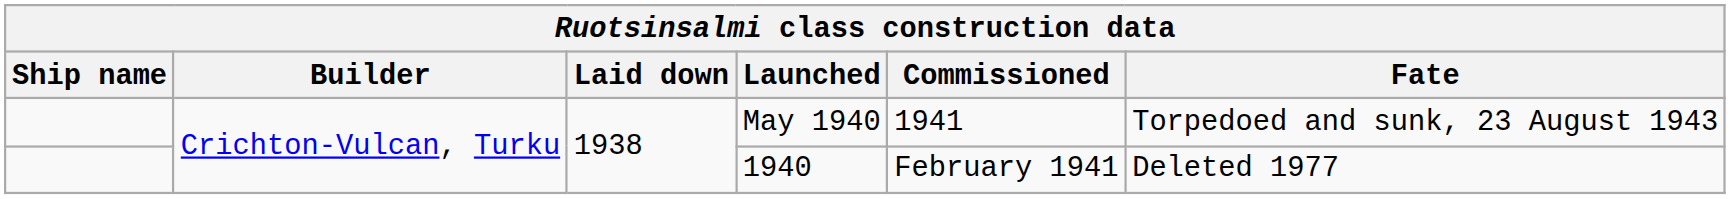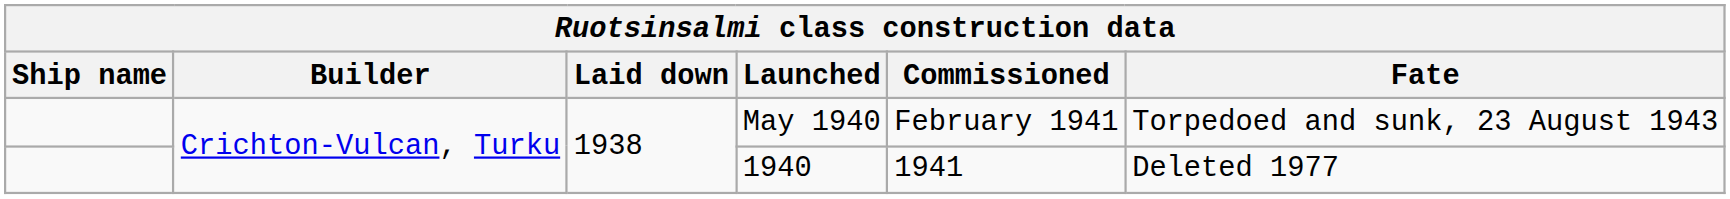(929, 122) 1941 -> (1006, 122) February 1941
(1006, 169) February 1941 -> (929, 169) 1941
